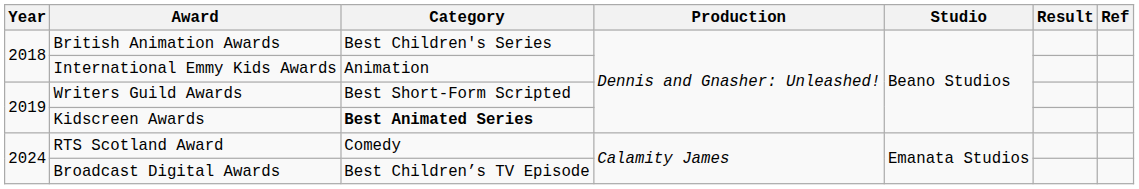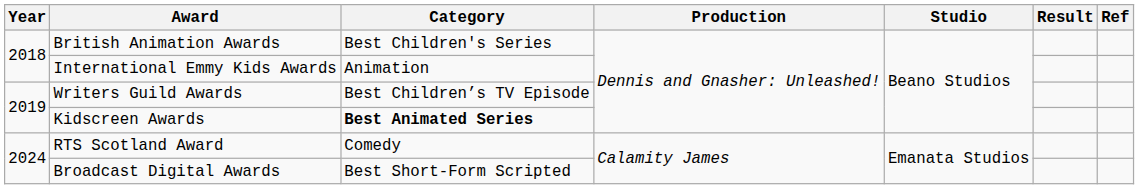(458, 94) Best Short-Form Scripted -> (467, 94) Best Children’s TV Episode
(467, 171) Best Children’s TV Episode -> (458, 171) Best Short-Form Scripted
